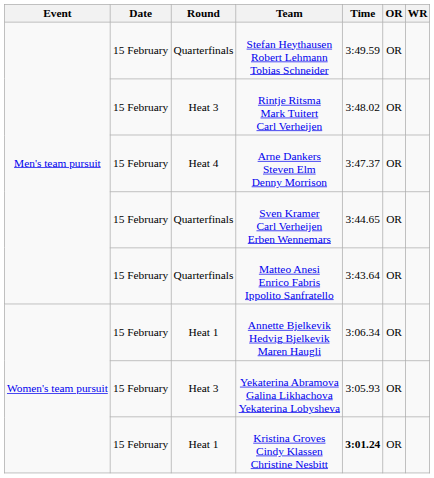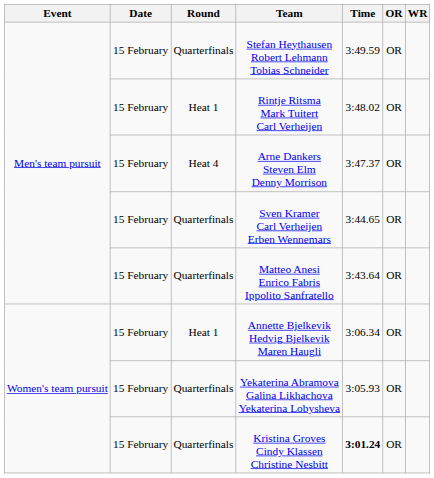(203, 107) Heat 3 -> (203, 107) Heat 1
(203, 388) Heat 3 -> (203, 388) Quarterfinals
(203, 445) Heat 1 -> (203, 445) Quarterfinals
